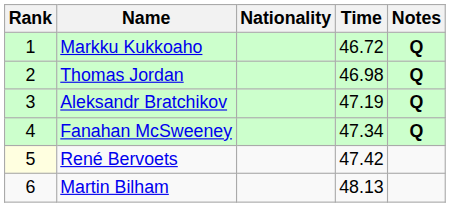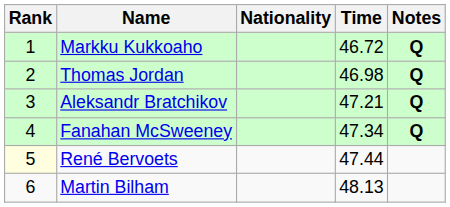(361, 103) 47.19 -> (361, 103) 47.21
(361, 159) 47.42 -> (361, 159) 47.44
